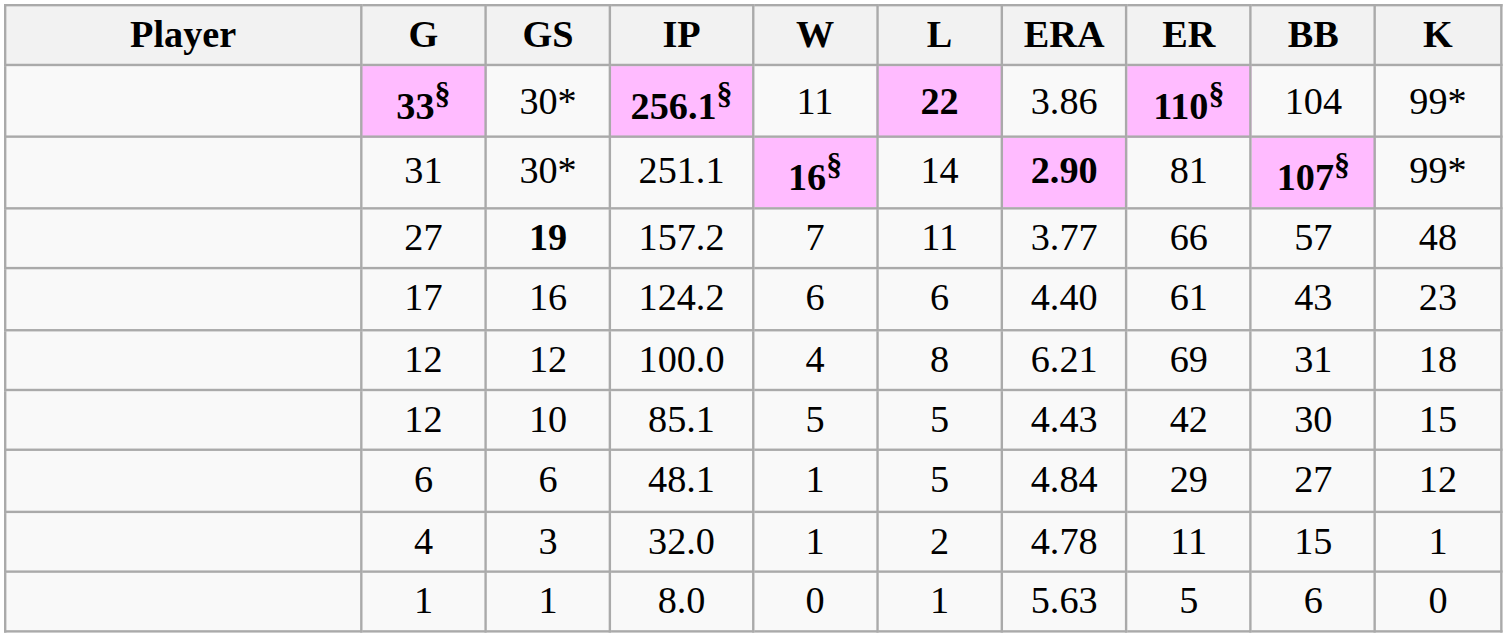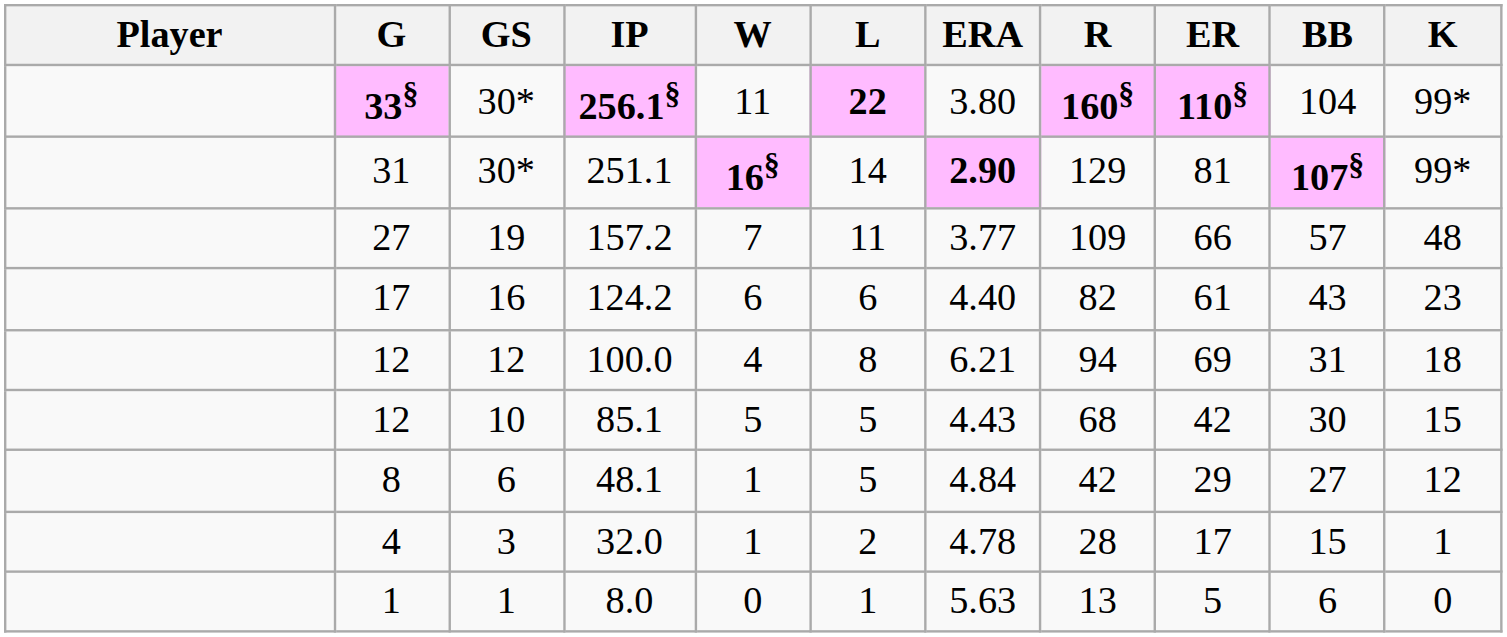+ column: (1098, 34)
(1064, 100) 3.86 -> (983, 100) 3.80
(548, 237) bold -> (506, 237) normal
(423, 480) 6 -> (391, 480) 8
(1189, 540) 11 -> (1213, 540) 17
